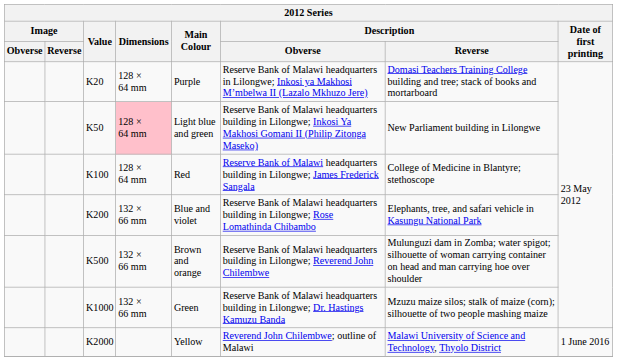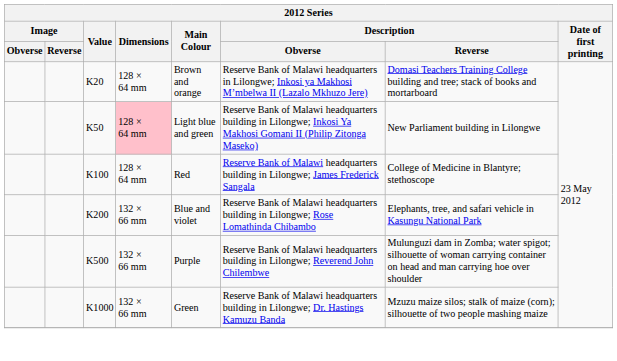(187, 82) Purple -> (188, 82) Brown and orange
(188, 261) Brown and orange -> (187, 261) Purple
- row: (100, 342)
